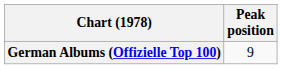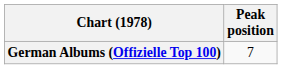(251, 52) 9 -> (251, 52) 7
